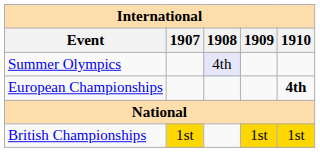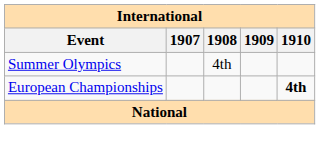(222, 64) lavender background -> (222, 64) no background
- row: (77, 135)
